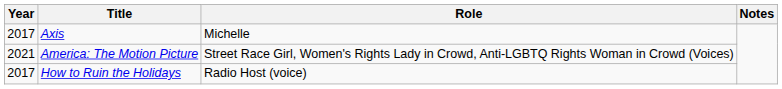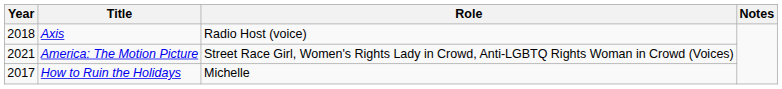(21, 34) 2017 -> (21, 34) 2018
(227, 34) Michelle -> (255, 34) Radio Host (voice)
(255, 73) Radio Host (voice) -> (227, 73) Michelle
